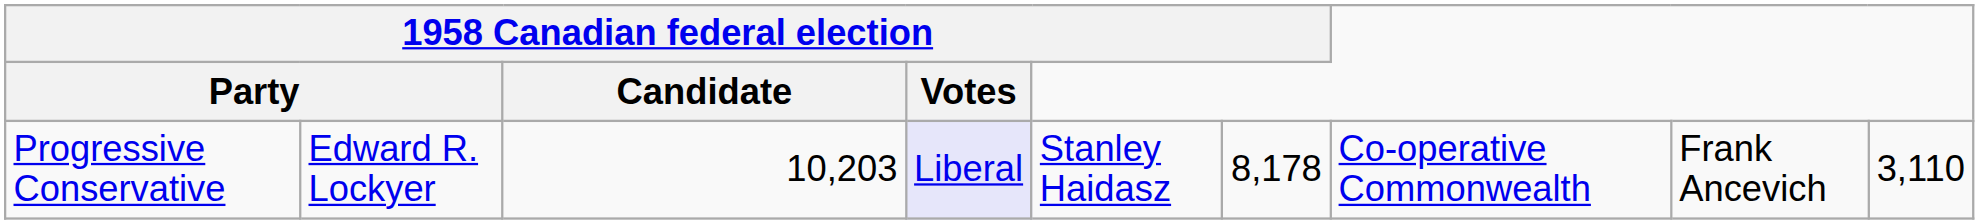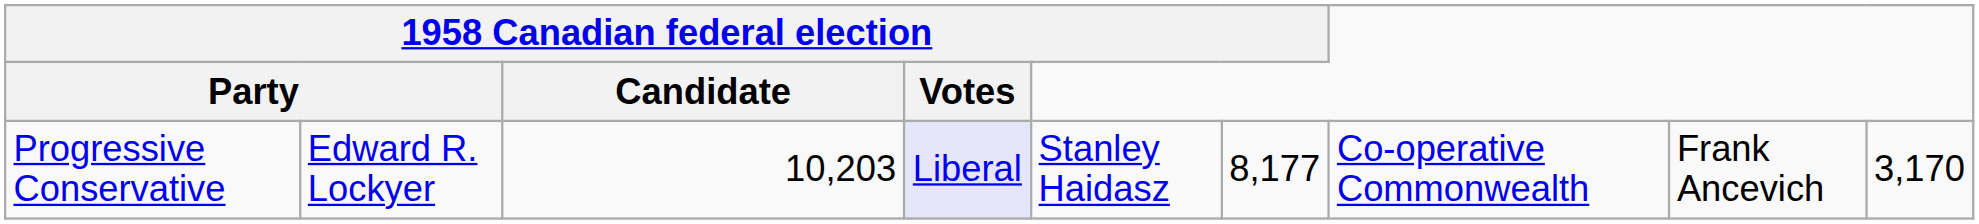(1276, 168) 8,178 -> (1275, 168) 8,177
(1921, 168) 3,110 -> (1919, 168) 3,170
